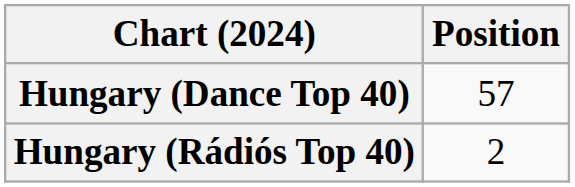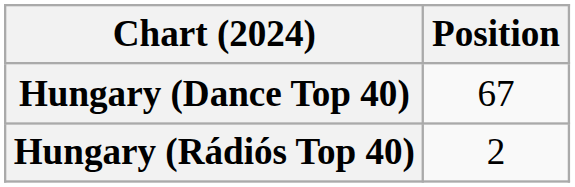(496, 92) 57 -> (496, 92) 67
